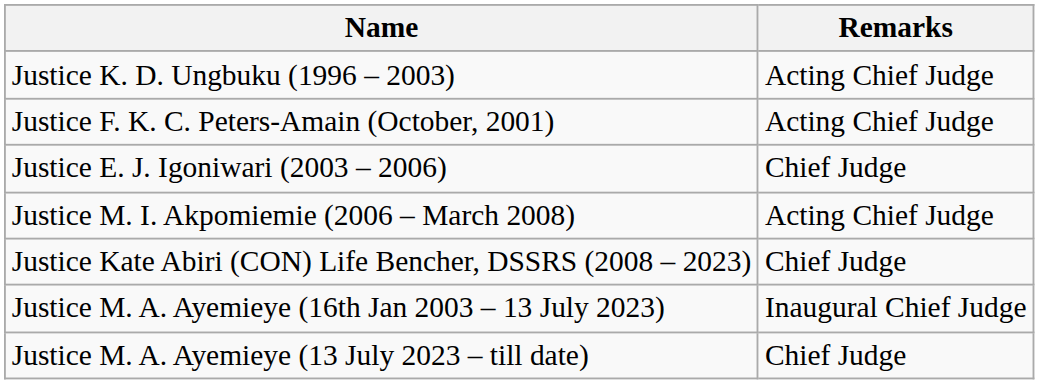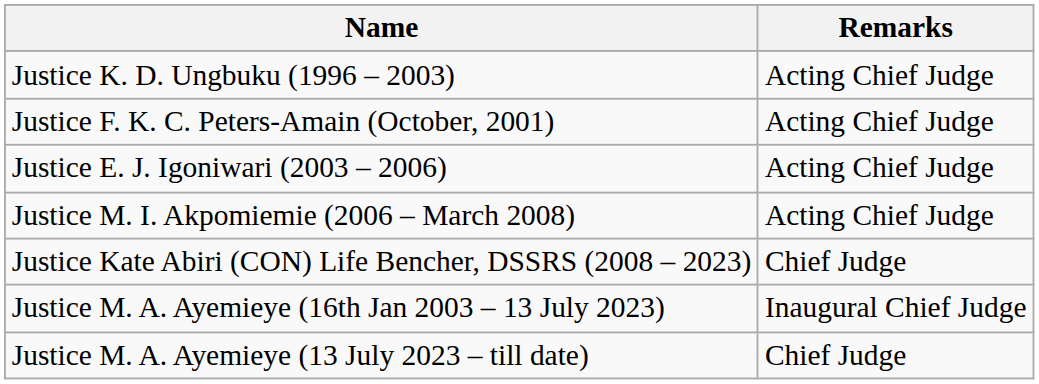(836, 167) Chief Judge -> (879, 167) Acting Chief Judge
